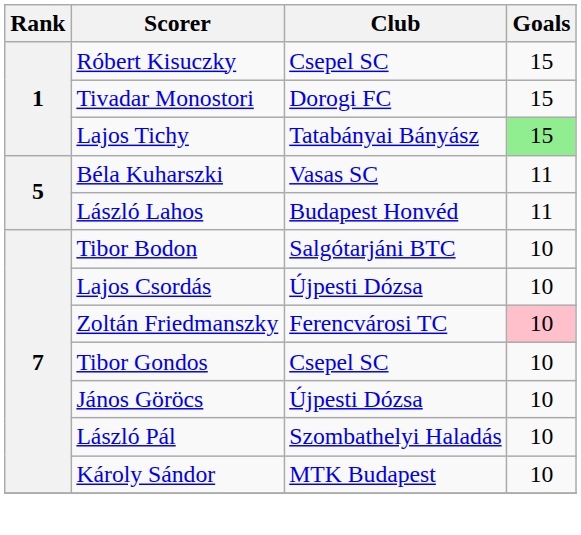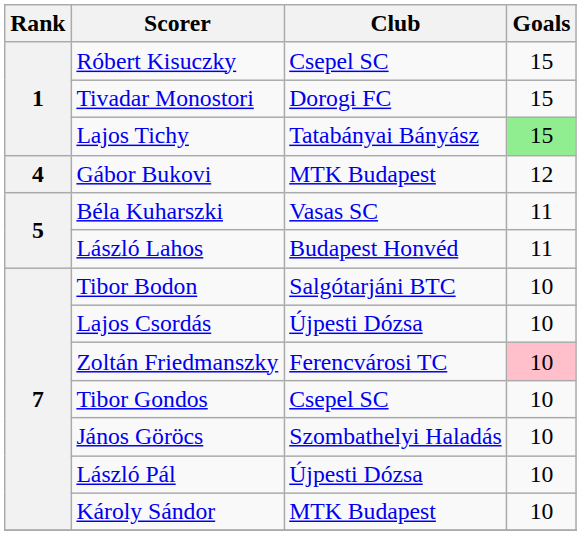+ row: (144, 173)
(356, 398) Újpesti Dózsa -> (395, 436) Szombathelyi Haladás
(395, 436) Szombathelyi Haladás -> (356, 473) Újpesti Dózsa
